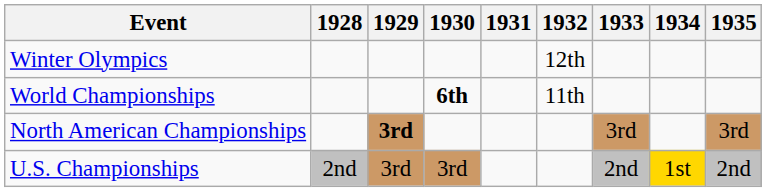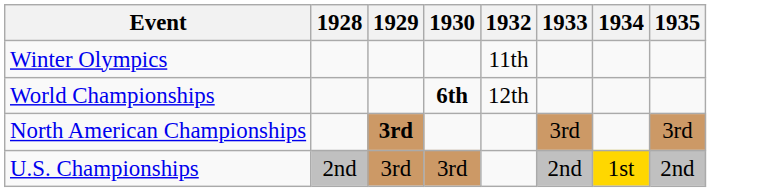- column: (508, 22)
(565, 58) 12th -> (508, 58) 11th
(565, 95) 11th -> (508, 95) 12th
